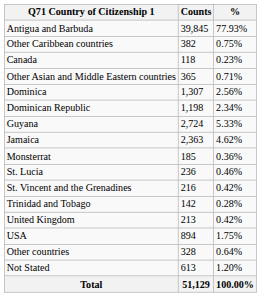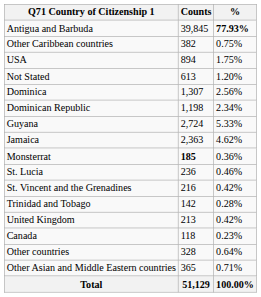(232, 28) normal -> (232, 28) bold
rows swapped: (22, 60) <-> (17, 236)
rows swapped: (91, 76) <-> (28, 268)
(188, 156) normal -> (188, 156) bold
